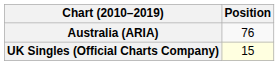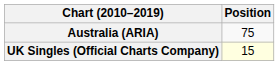(248, 32) 76 -> (248, 32) 75
